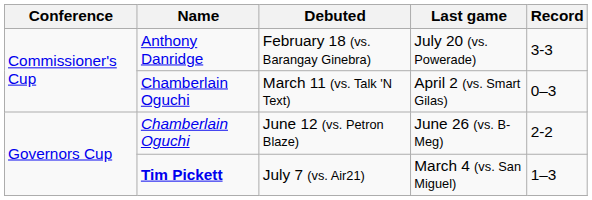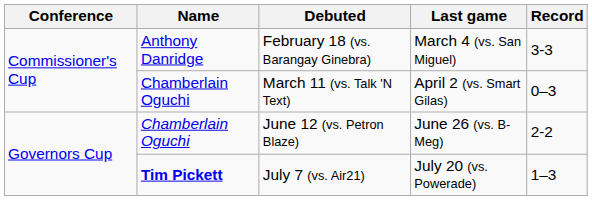(451, 49) July 20 (vs. Powerade) -> (468, 49) March 4 (vs. San Miguel)
(468, 174) March 4 (vs. San Miguel) -> (451, 174) July 20 (vs. Powerade)
